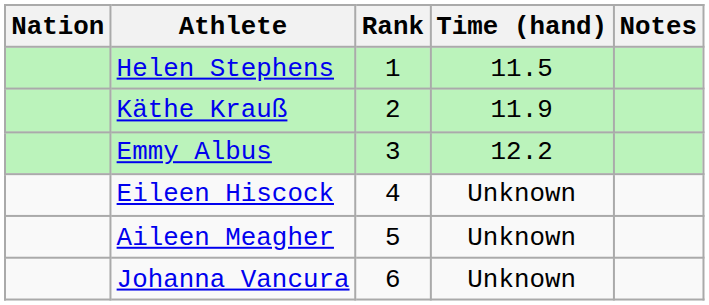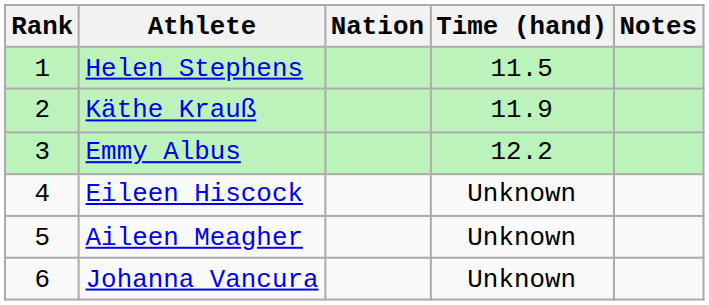columns swapped: (393, 26) <-> (58, 26)
